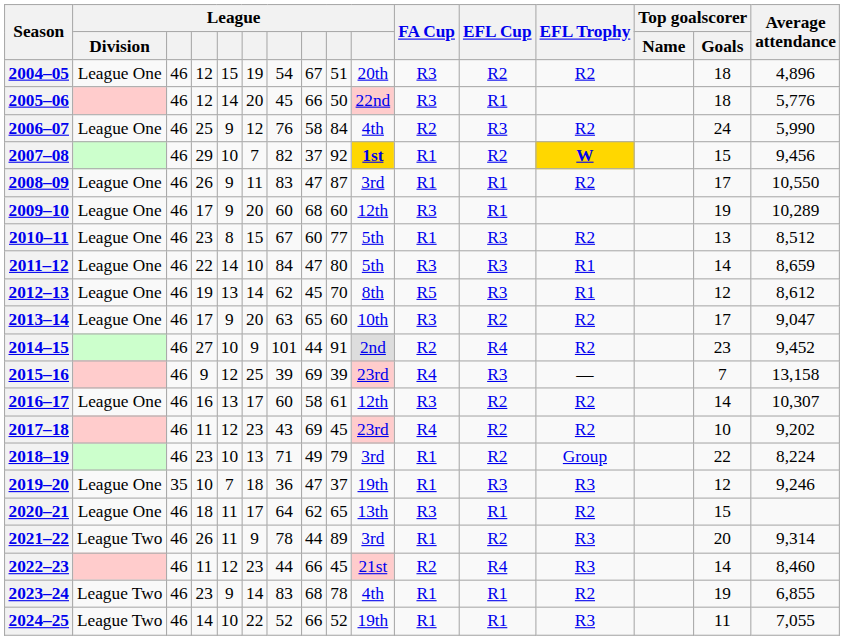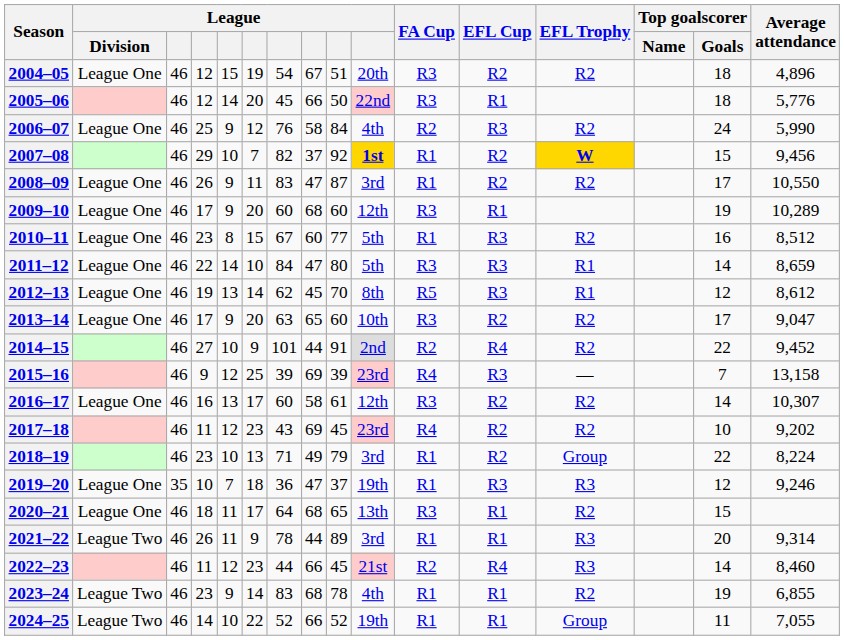(497, 182) R1 -> (497, 182) R2
(722, 237) 13 -> (722, 237) 16
(722, 347) 23 -> (722, 347) 22
(314, 511) 62 -> (314, 511) 68
(497, 538) R2 -> (497, 538) R1
(585, 621) R3 -> (585, 621) Group
